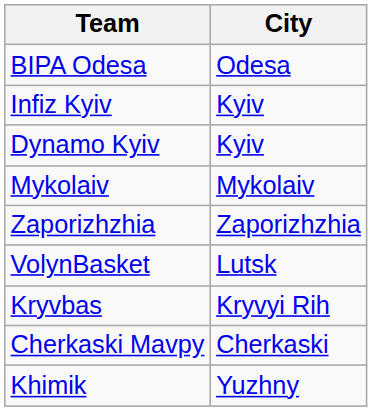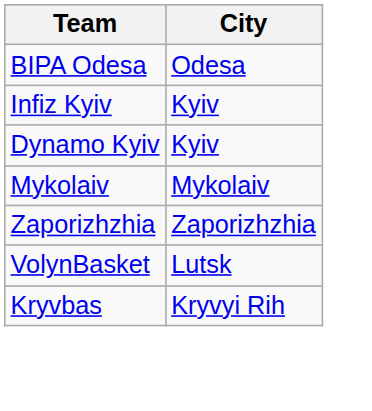- row: (108, 345)
- row: (49, 385)
